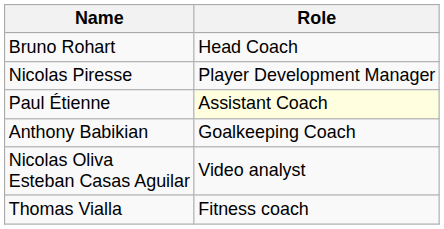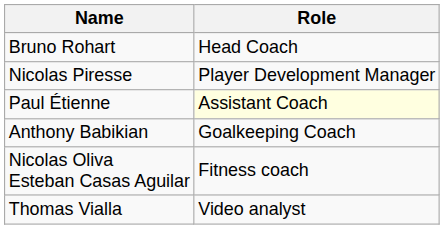(252, 170) Video analyst -> (254, 170) Fitness coach
(254, 209) Fitness coach -> (252, 209) Video analyst
